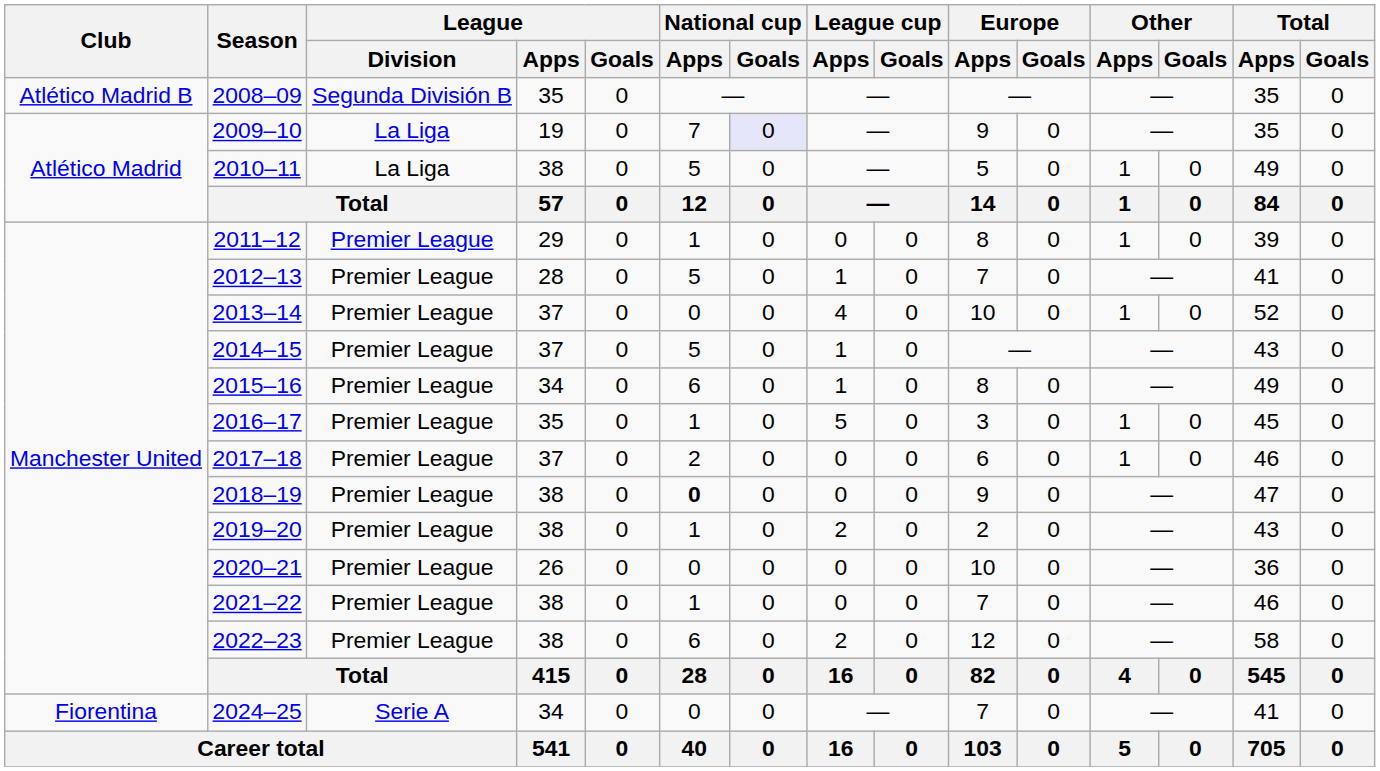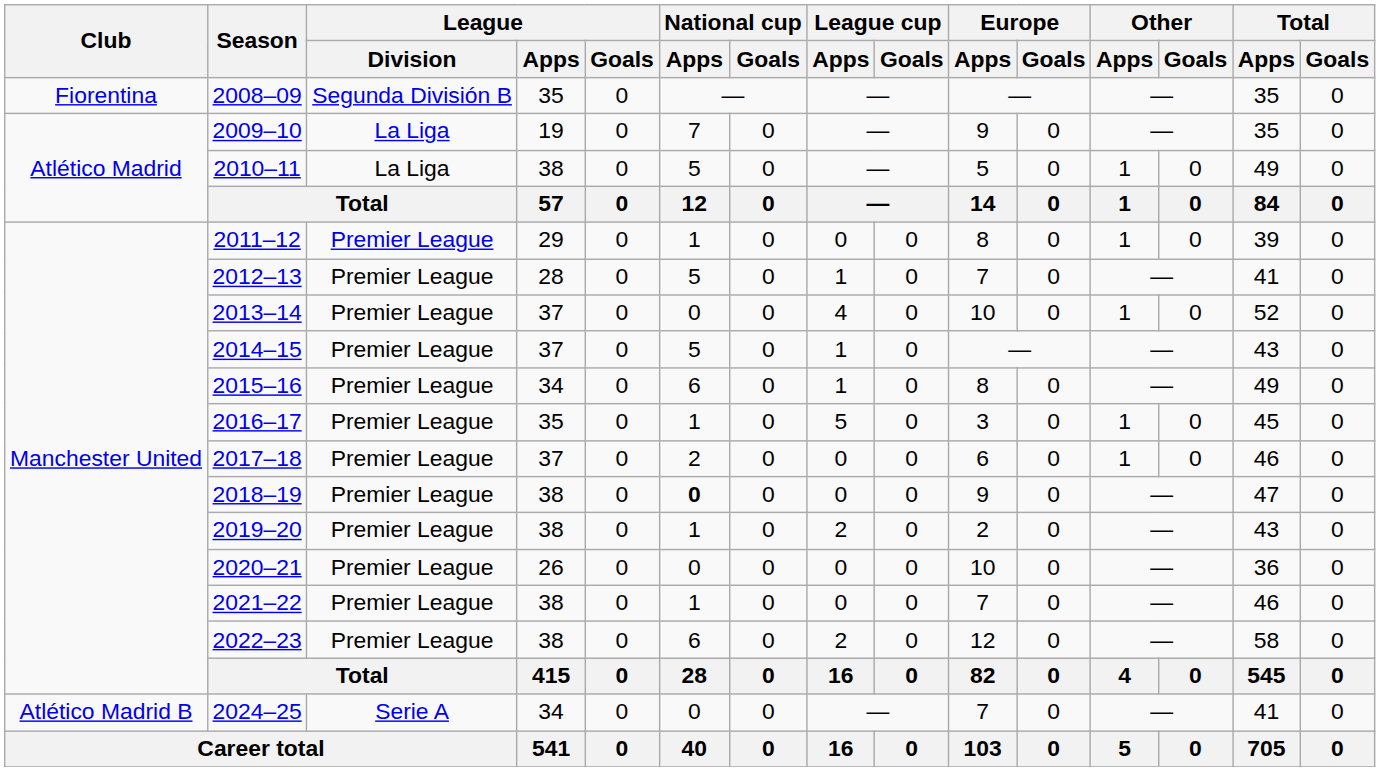(106, 95) Atlético Madrid B -> (106, 95) Fiorentina
(768, 131) lavender background -> (768, 131) no background
(106, 712) Fiorentina -> (106, 712) Atlético Madrid B
